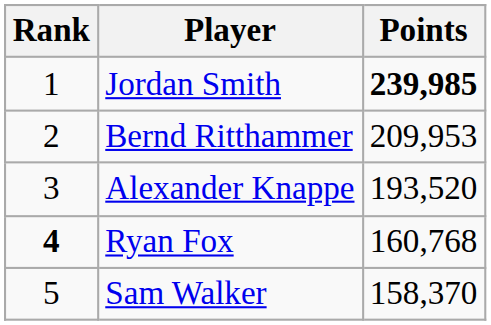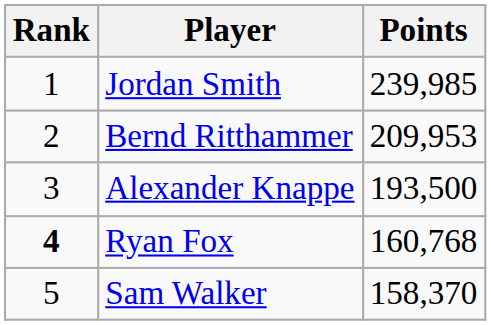(424, 83) bold -> (424, 83) normal
(424, 188) 193,520 -> (424, 188) 193,500
